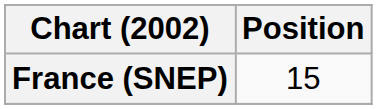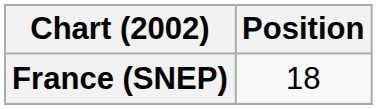(303, 78) 15 -> (303, 78) 18
